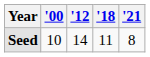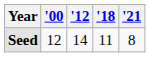(54, 39) 10 -> (54, 39) 12
